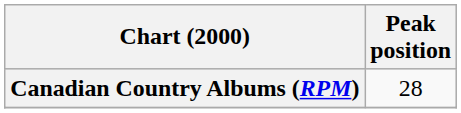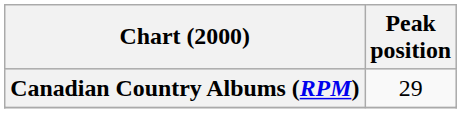(411, 88) 28 -> (411, 88) 29
